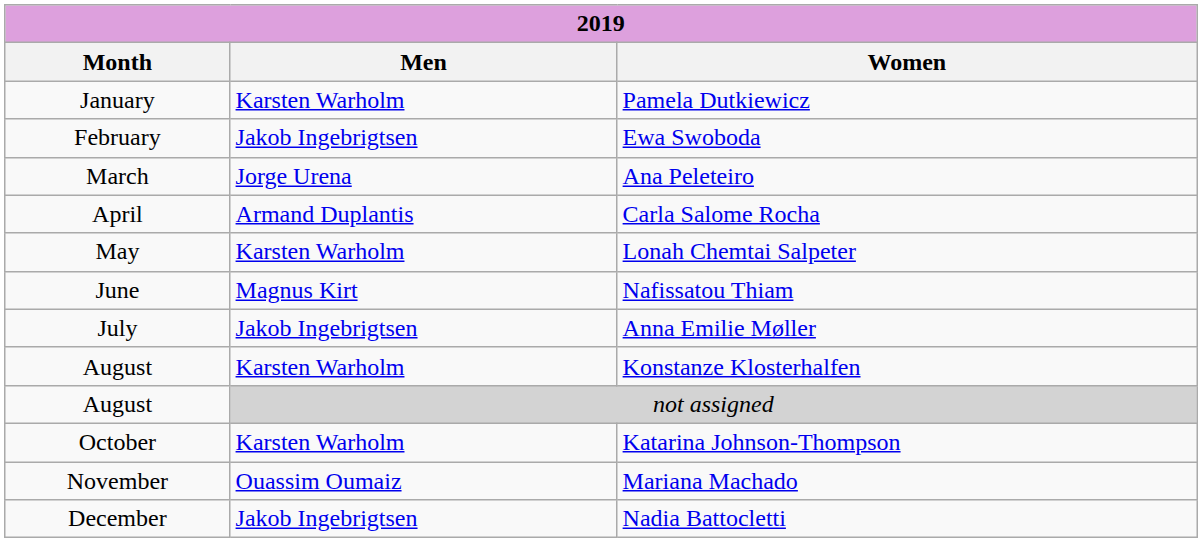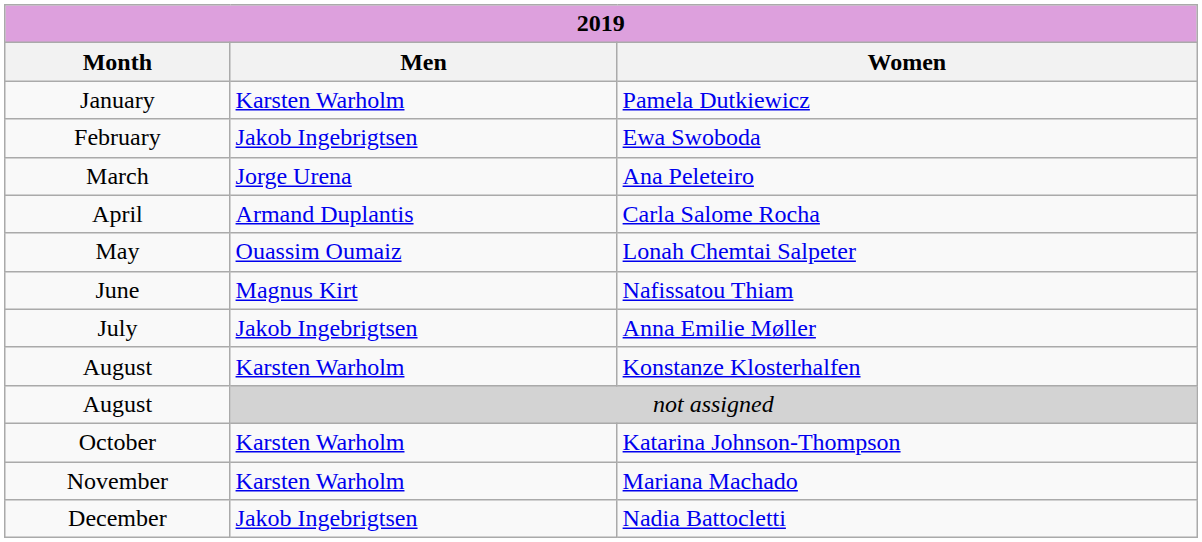(320, 251) Karsten Warholm -> (319, 251) Ouassim Oumaiz
(319, 480) Ouassim Oumaiz -> (320, 480) Karsten Warholm
